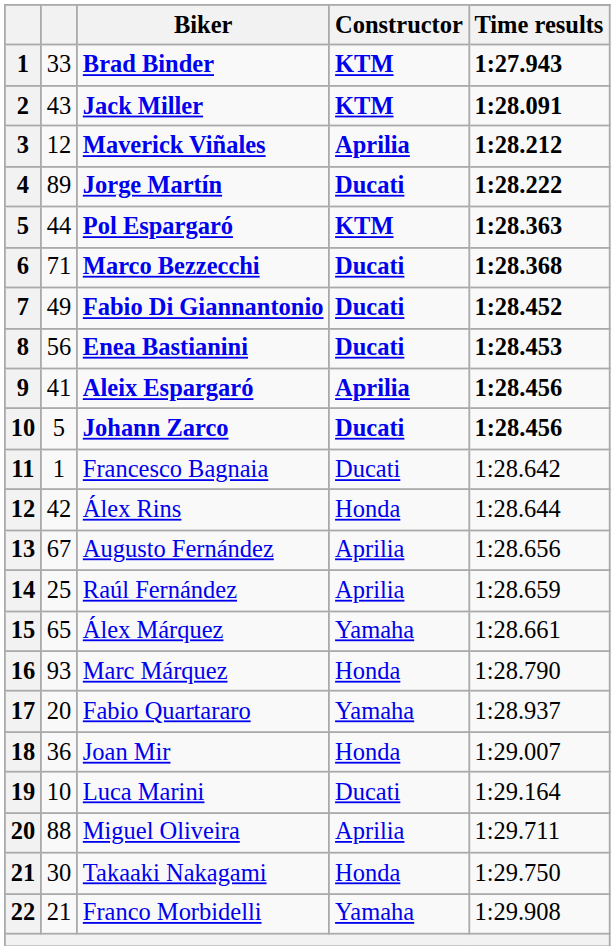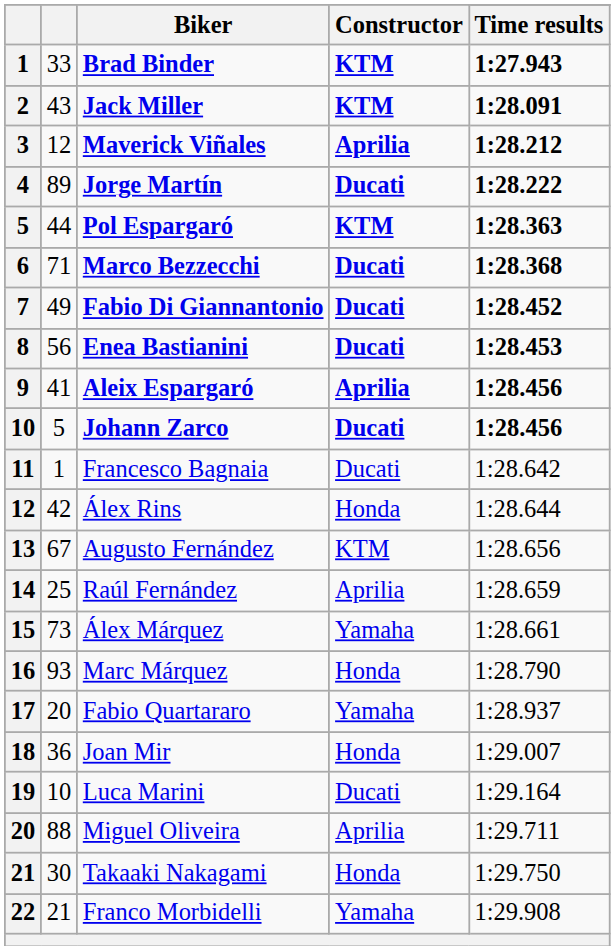(370, 549) Aprilia -> (362, 549) KTM
(59, 630) 65 -> (59, 630) 73
